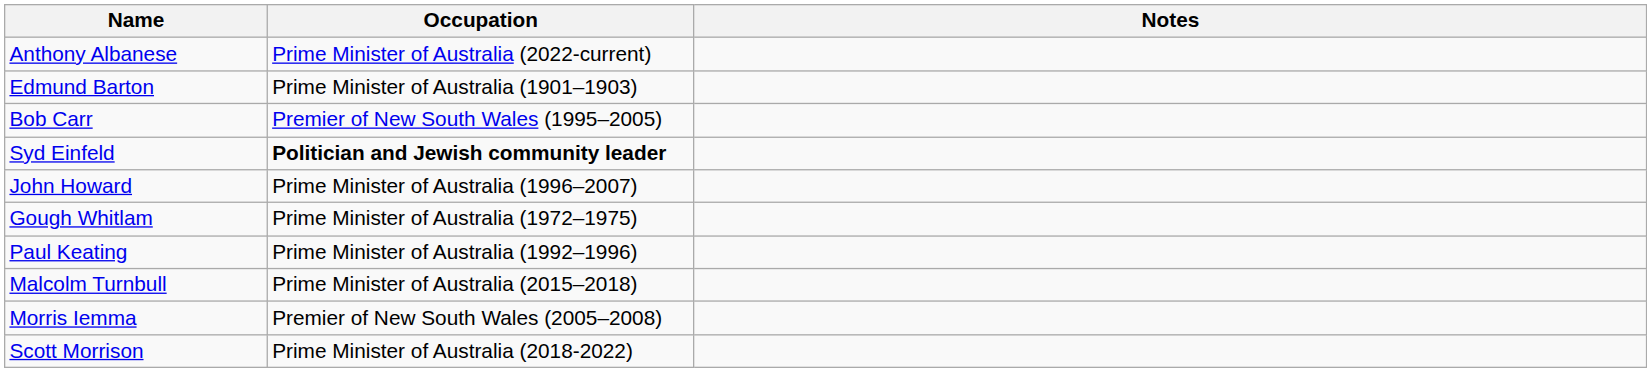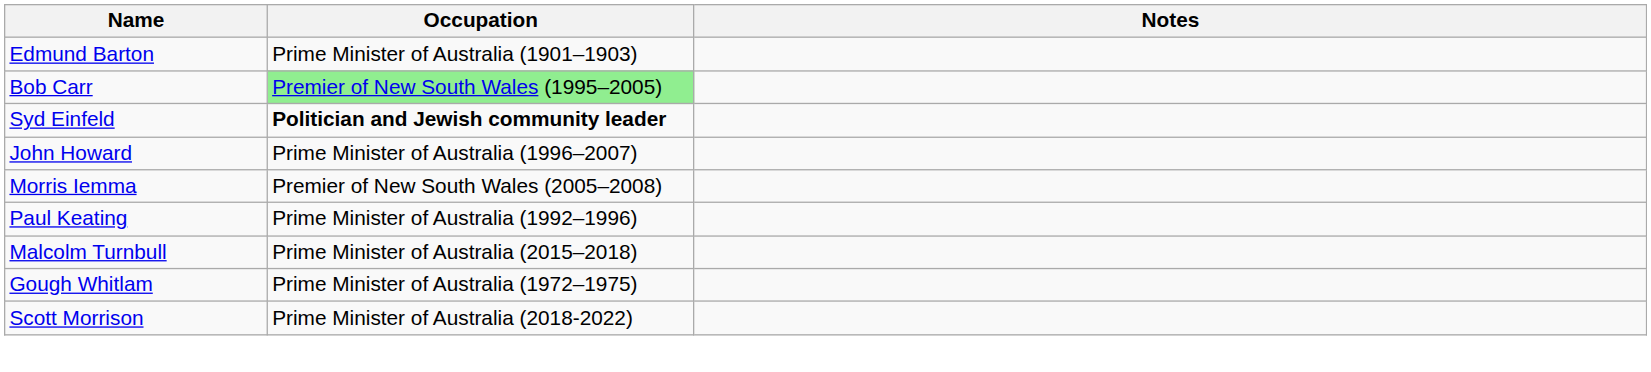- row: (93, 53)
(467, 119) no background -> (467, 86) lightgreen background
rows swapped: (73, 317) <-> (81, 218)
